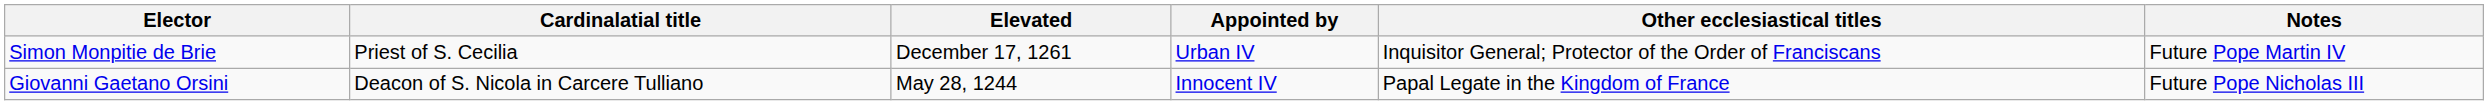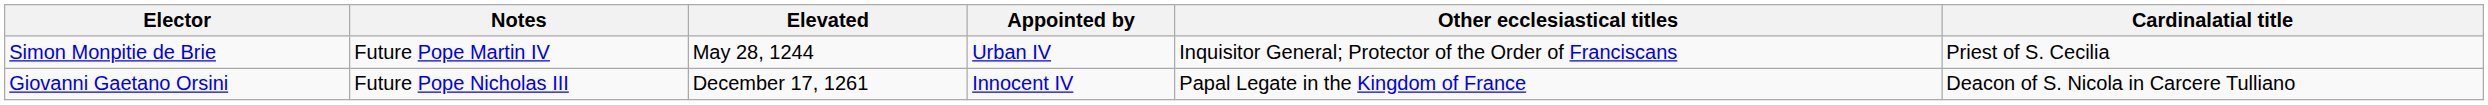columns swapped: (621, 20) <-> (2314, 20)
(984, 52) December 17, 1261 -> (753, 52) May 28, 1244
(957, 83) May 28, 1244 -> (780, 83) December 17, 1261
